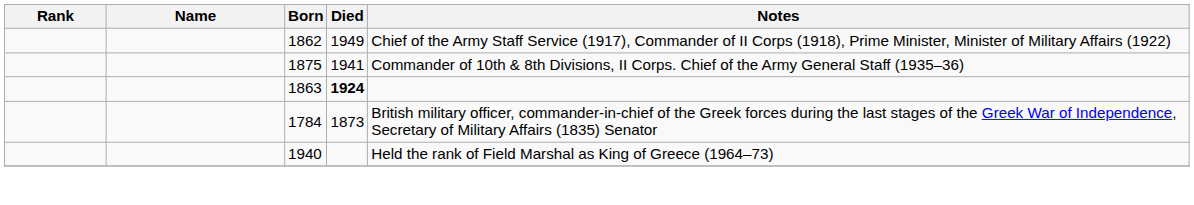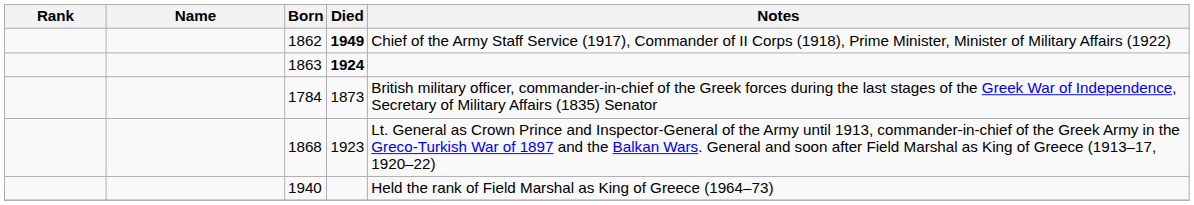(347, 40) normal -> (347, 40) bold
- row: (305, 64)
+ row: (305, 147)
